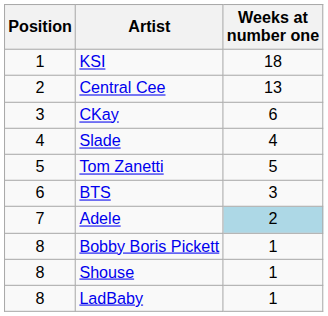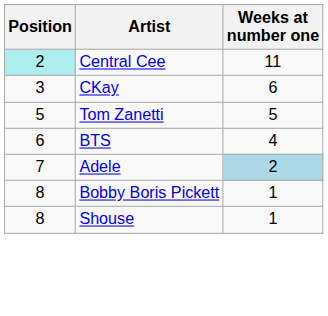- row: (92, 62)
(40, 88) no background -> (40, 62) paleturquoise background
(273, 88) 13 -> (273, 62) 11
- row: (100, 140)
(273, 193) 3 -> (273, 140) 4
- row: (111, 297)
